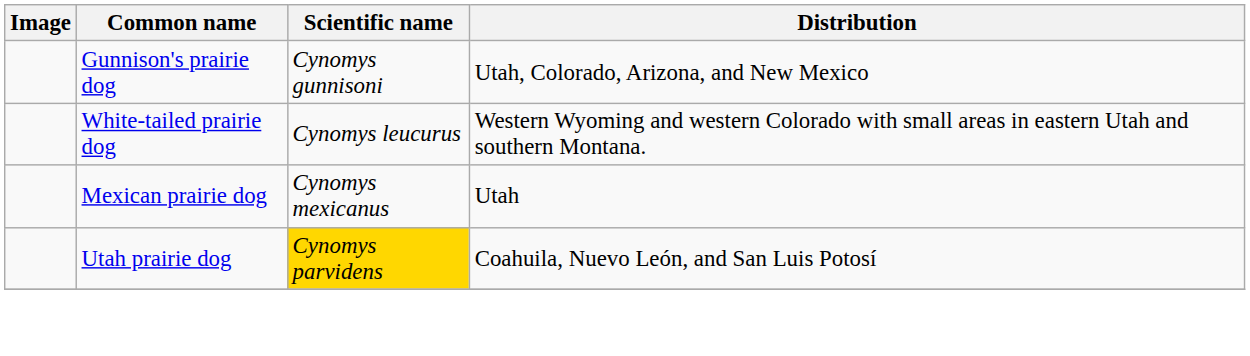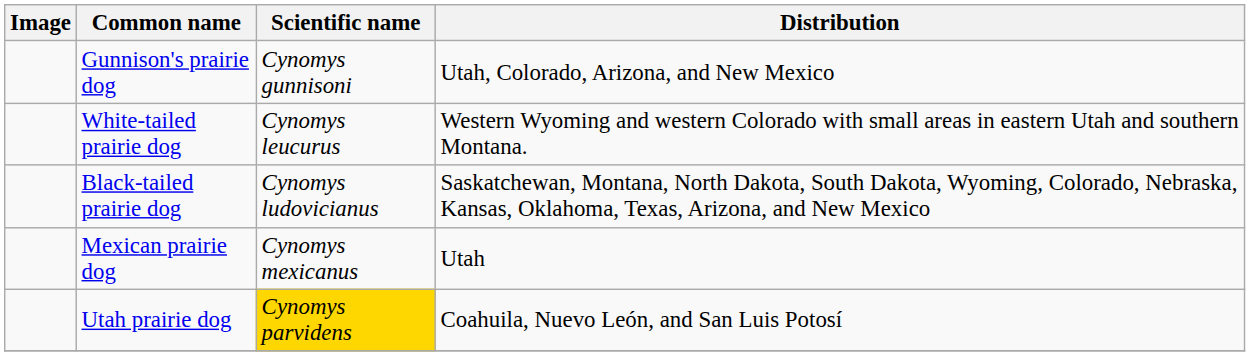+ row: (137, 195)
